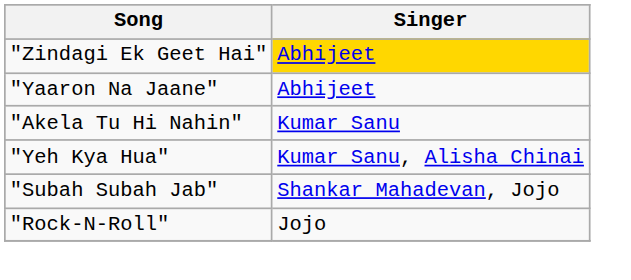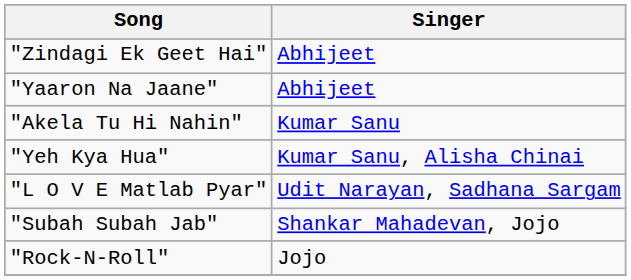(326, 56) gold background -> (326, 56) no background
+ row: (139, 191)
